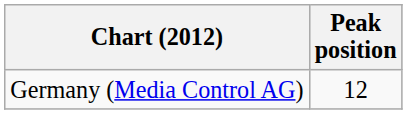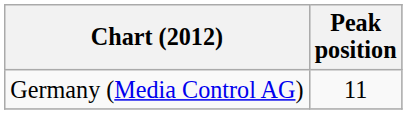(356, 89) 12 -> (356, 89) 11
